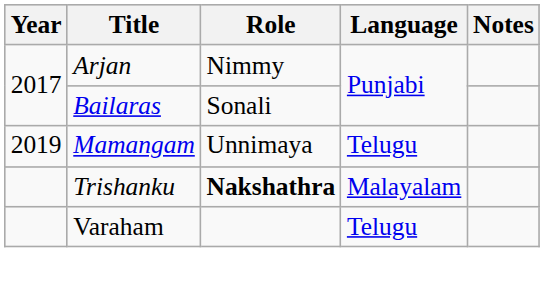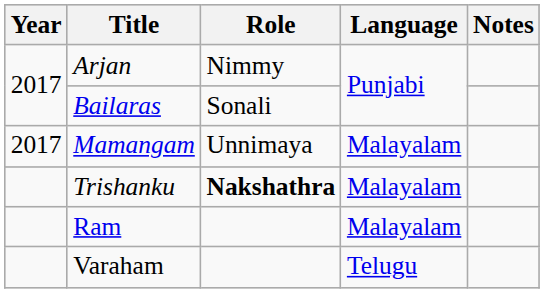(36, 145) 2019 -> (36, 145) 2017
(382, 145) Telugu -> (404, 145) Malayalam
+ row: (97, 226)
